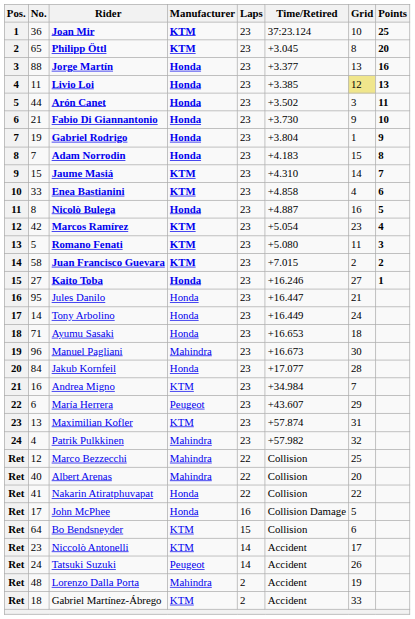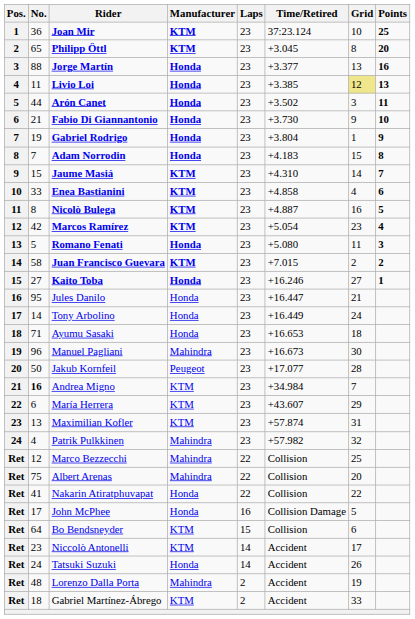(185, 209) Honda -> (183, 209) KTM
(183, 244) KTM -> (185, 244) Honda
(36, 369) 84 -> (36, 369) 50
(184, 369) Honda -> (187, 369) Peugeot
(36, 387) normal -> (36, 387) bold
(187, 405) Peugeot -> (182, 405) KTM
(36, 476) 40 -> (36, 476) 75
(187, 565) Peugeot -> (184, 565) Honda
